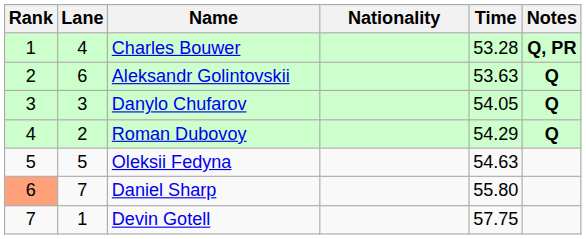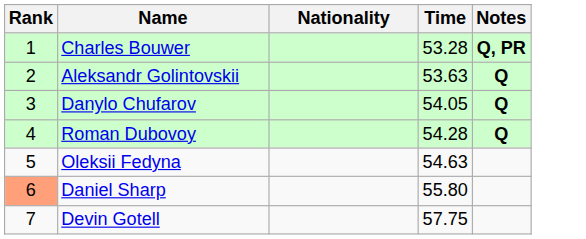- column: (82, 18)
(496, 133) 54.29 -> (445, 133) 54.28
